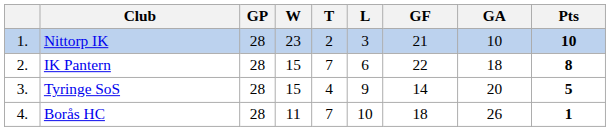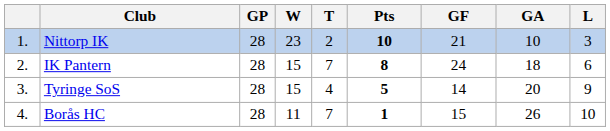columns swapped: (365, 16) <-> (569, 16)
(420, 65) 22 -> (458, 65) 24
(420, 114) 18 -> (458, 114) 15
